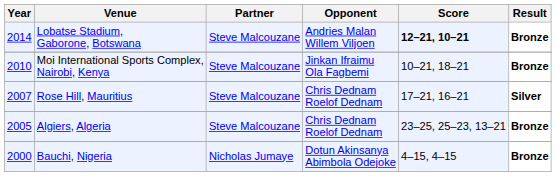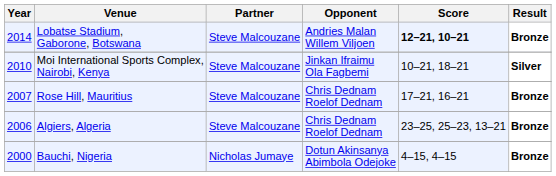(530, 67) Bronze -> (526, 67) Silver
(526, 97) Silver -> (530, 97) Bronze
(19, 127) 2005 -> (19, 127) 2006
